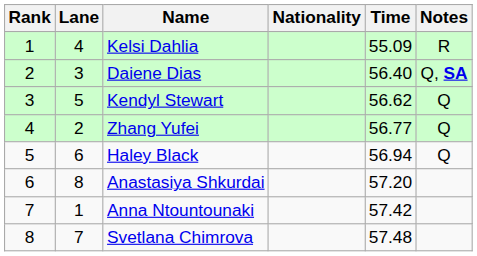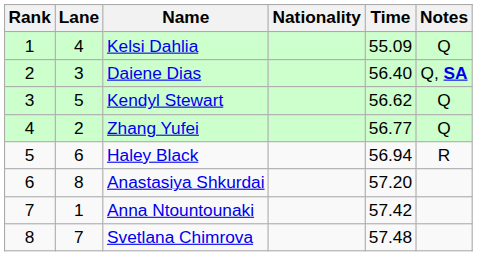(444, 45) R -> (444, 45) Q
(444, 155) Q -> (444, 155) R
